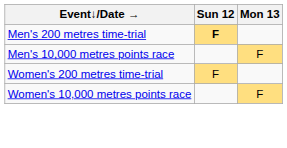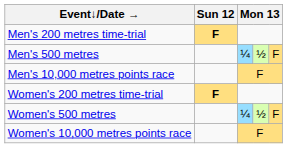+ row: (53, 54)
(216, 74) normal -> (216, 94) bold
+ row: (62, 113)
